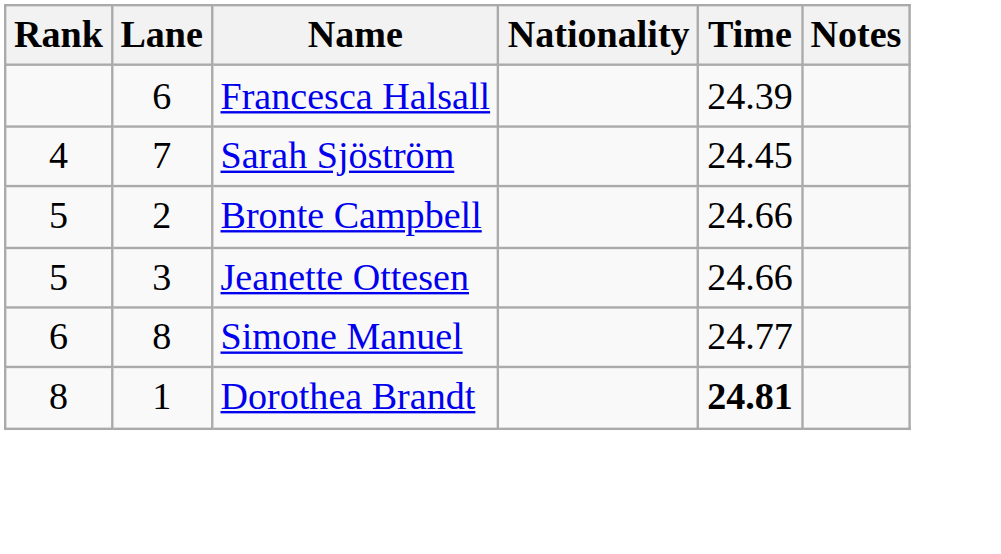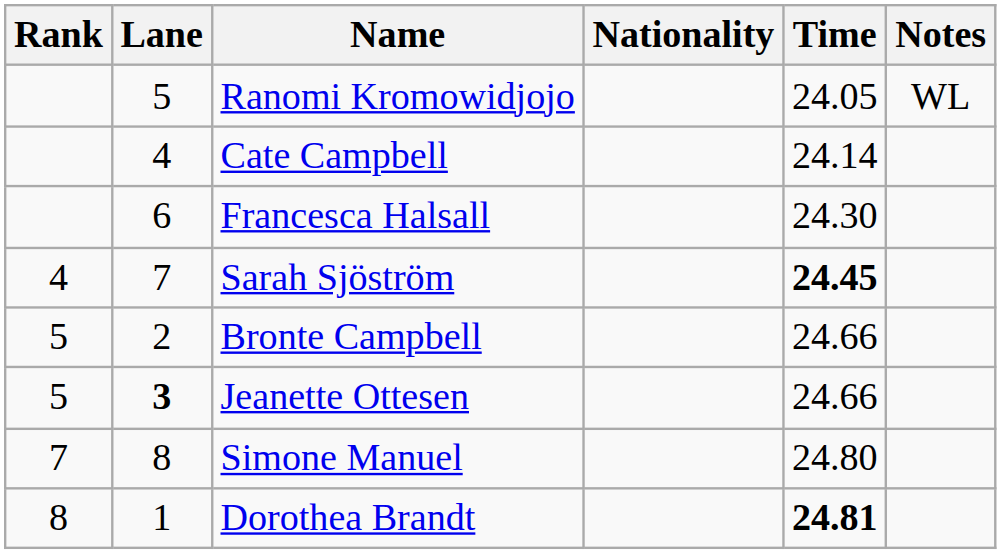+ row: (398, 95)
+ row: (334, 155)
(750, 95) 24.39 -> (835, 215) 24.30
(750, 155) normal -> (835, 276) bold
(162, 276) normal -> (162, 397) bold
(58, 336) 6 -> (58, 457) 7
(750, 336) 24.77 -> (835, 457) 24.80
